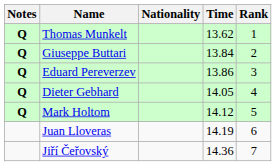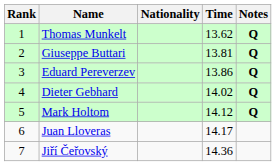columns swapped: (254, 14) <-> (22, 14)
(220, 53) 13.84 -> (219, 53) 13.81
(220, 92) 14.05 -> (219, 92) 14.02
(220, 131) 14.19 -> (219, 131) 14.17
